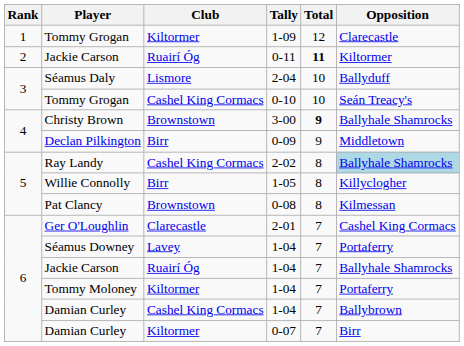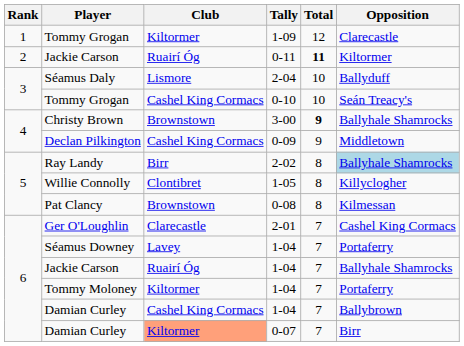(158, 141) Birr -> (205, 141) Cashel King Cormacs
(205, 162) Cashel King Cormacs -> (158, 162) Birr
(158, 183) Birr -> (174, 183) Clontibret
(173, 330) no background -> (173, 330) lightsalmon background
